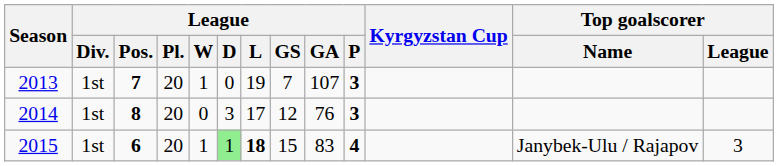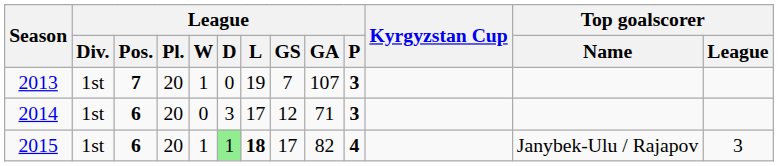(136, 113) 8 -> (136, 113) 6
(324, 113) 76 -> (324, 113) 71
(288, 144) 15 -> (288, 144) 17
(324, 144) 83 -> (324, 144) 82
